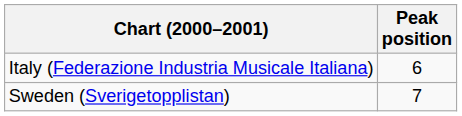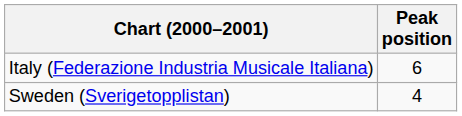(417, 96) 7 -> (417, 96) 4
